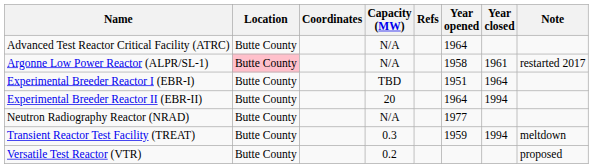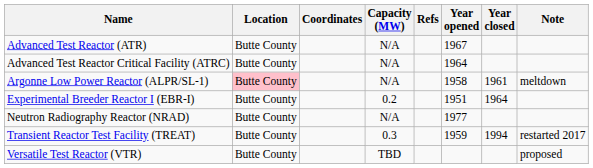+ row: (77, 44)
(553, 63) restarted 2017 -> (543, 81) meltdown
(390, 81) TBD -> (390, 99) 0.2
- row: (105, 99)
(543, 136) meltdown -> (553, 136) restarted 2017
(390, 154) 0.2 -> (390, 154) TBD
